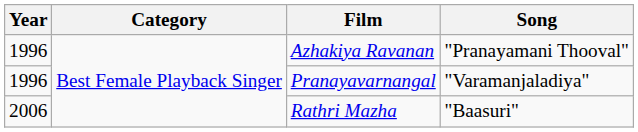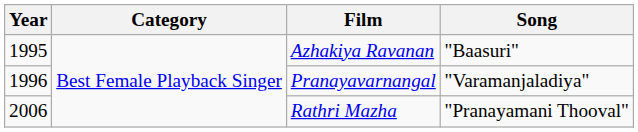(28, 50) 1996 -> (28, 50) 1995
(537, 50) "Pranayamani Thooval" -> (482, 50) "Baasuri"
(482, 111) "Baasuri" -> (537, 111) "Pranayamani Thooval"
